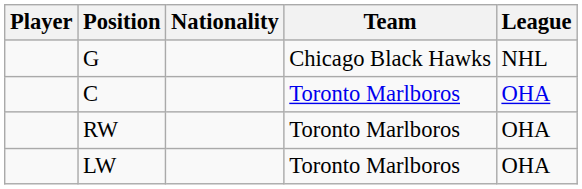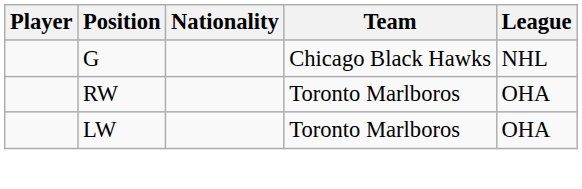- row: (90, 93)
